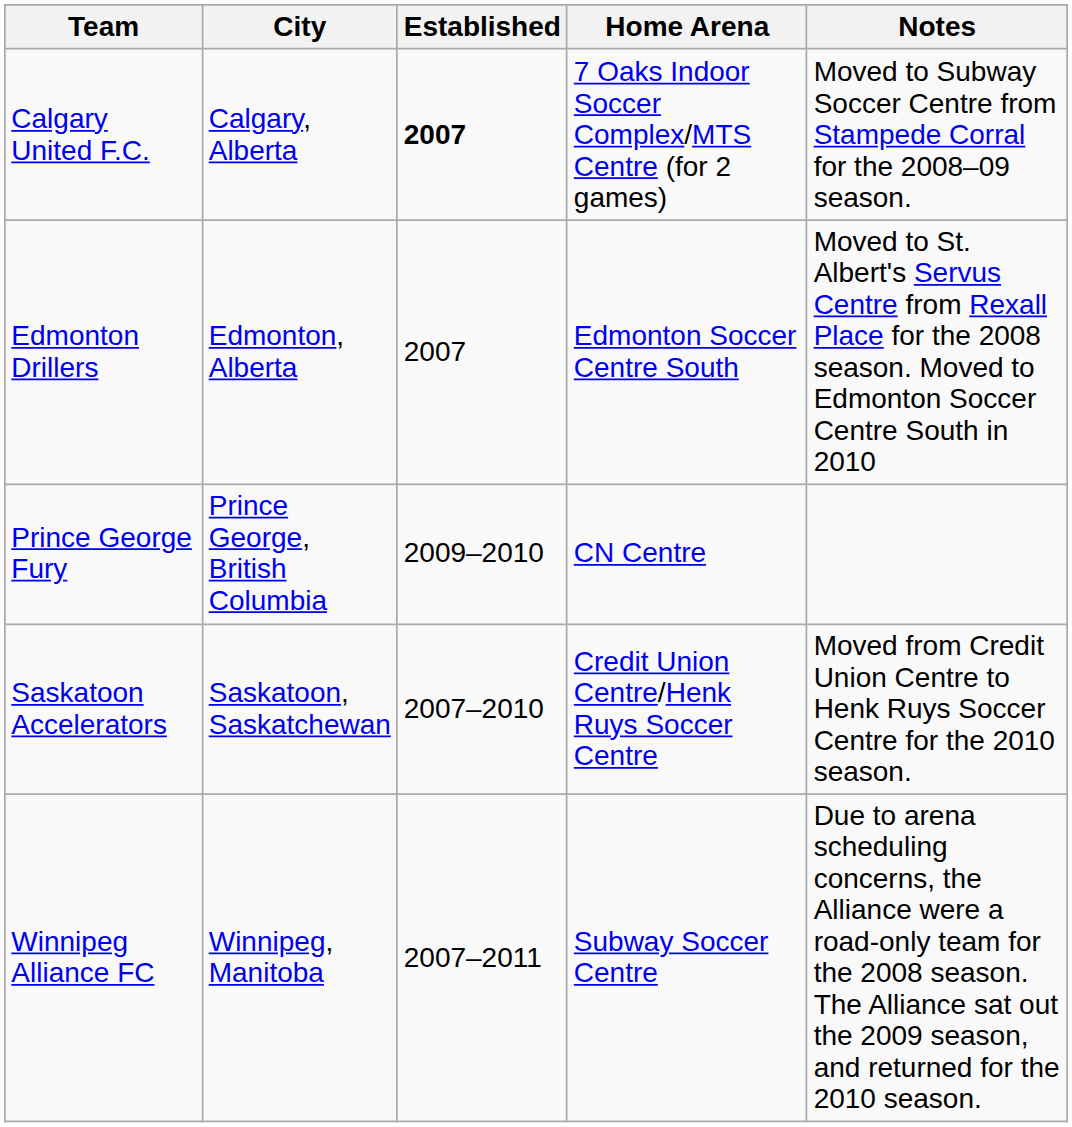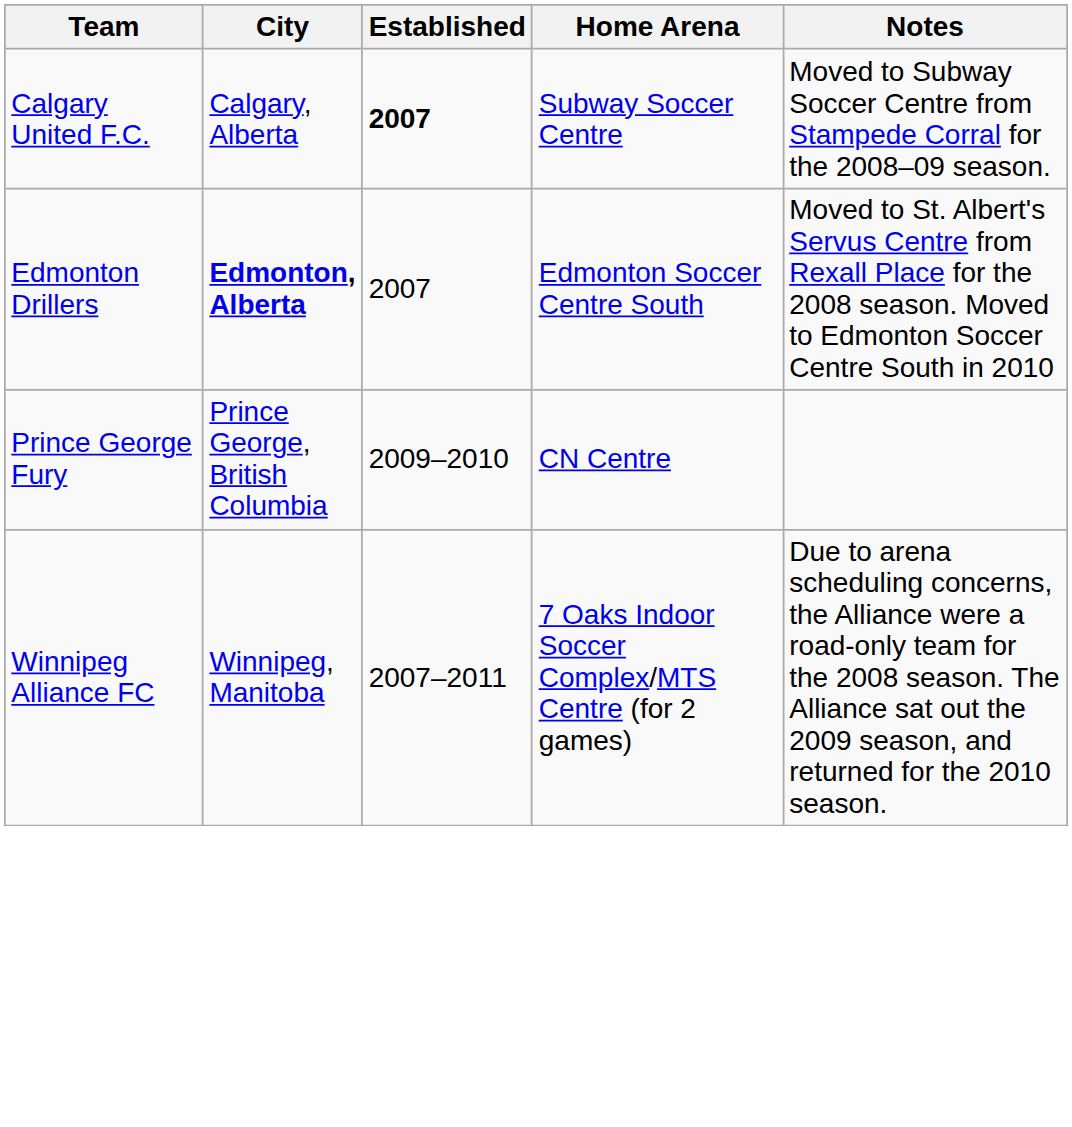(663, 134) 7 Oaks Indoor Soccer Complex/MTS Centre (for 2 games) -> (636, 118) Subway Soccer Centre
(276, 351) normal -> (282, 288) bold
- row: (89, 708)
(671, 957) Subway Soccer Centre -> (627, 676) 7 Oaks Indoor Soccer Complex/MTS Centre (for 2 games)
